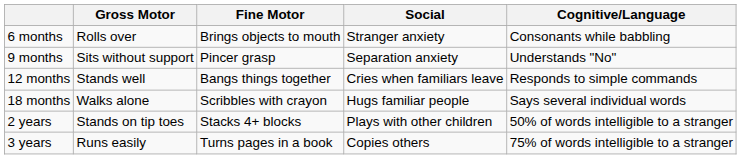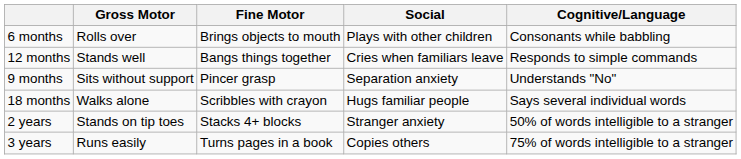(396, 36) Stranger anxiety -> (419, 36) Plays with other children
rows swapped: (35, 57) <-> (39, 79)
(419, 121) Plays with other children -> (396, 121) Stranger anxiety
